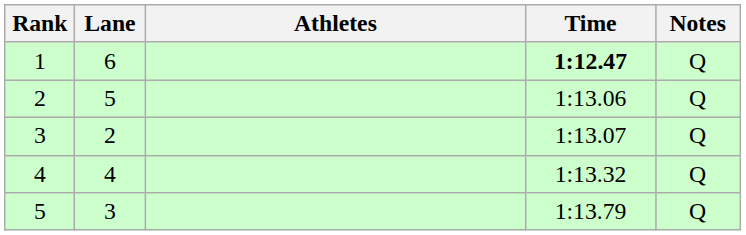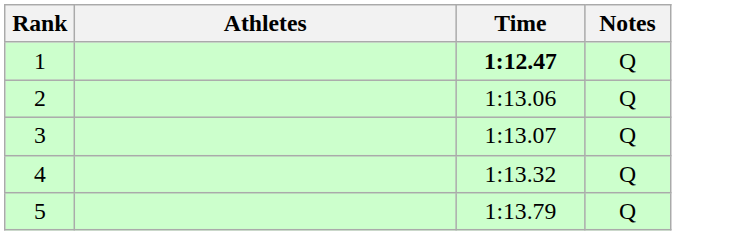- column: (110, 23)
